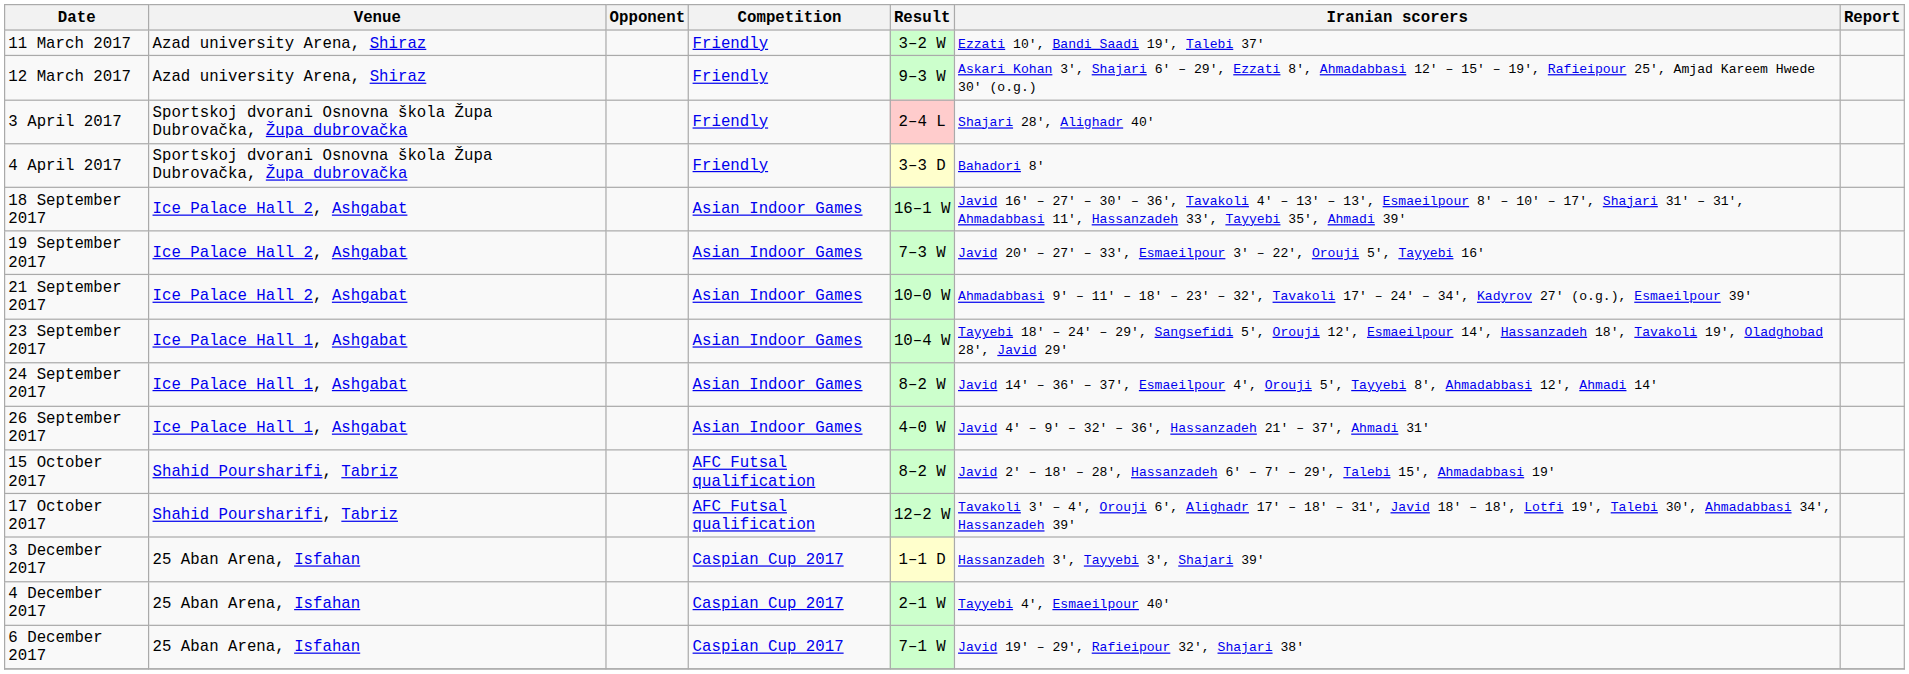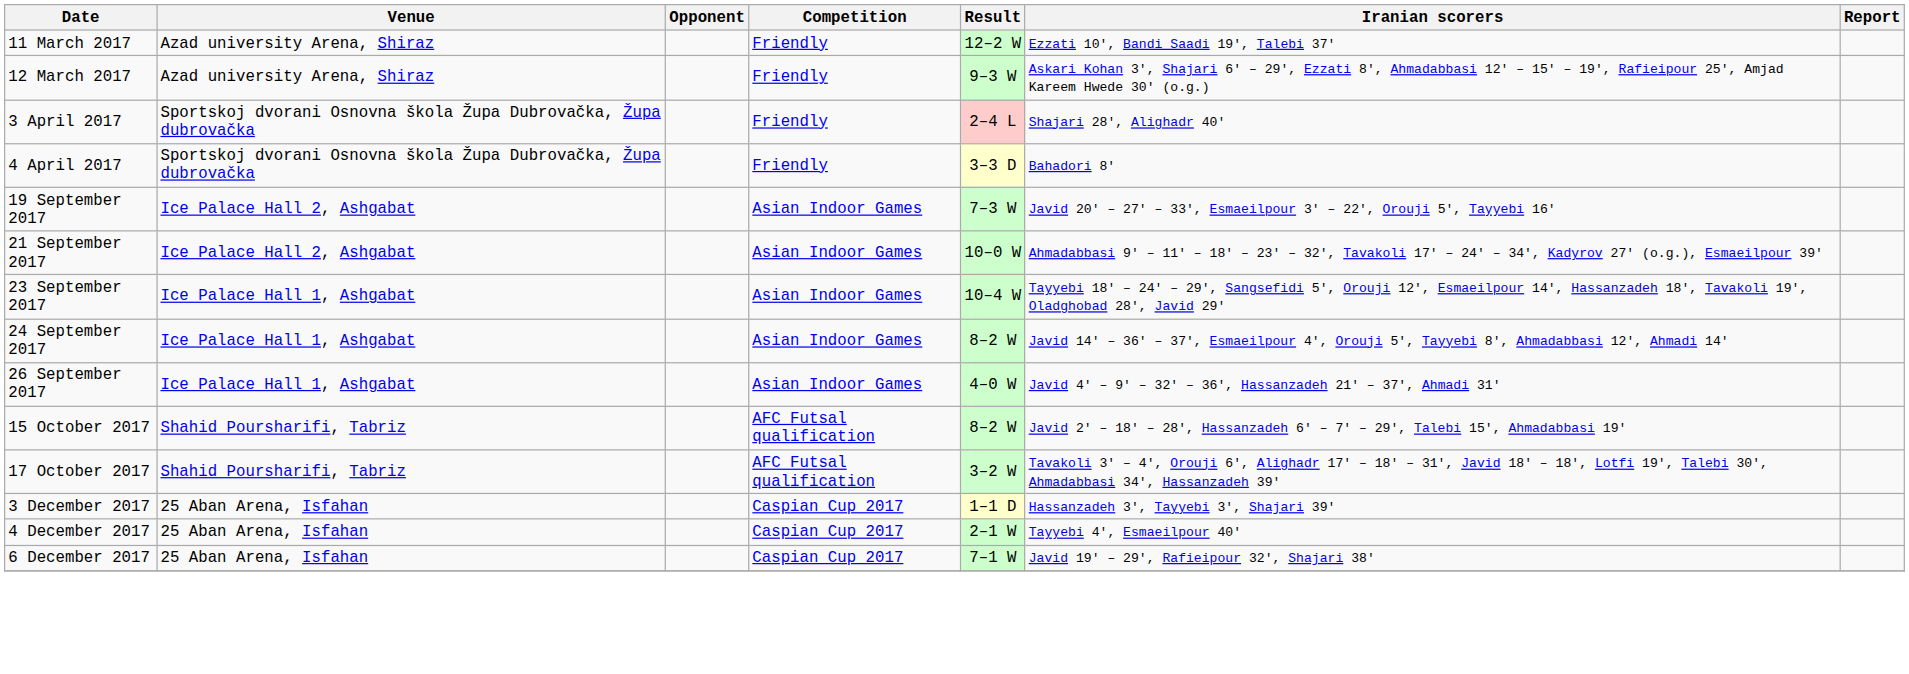(922, 43) 3–2 W -> (993, 43) 12–2 W
- row: (65, 209)
(922, 516) 12–2 W -> (993, 472) 3–2 W
